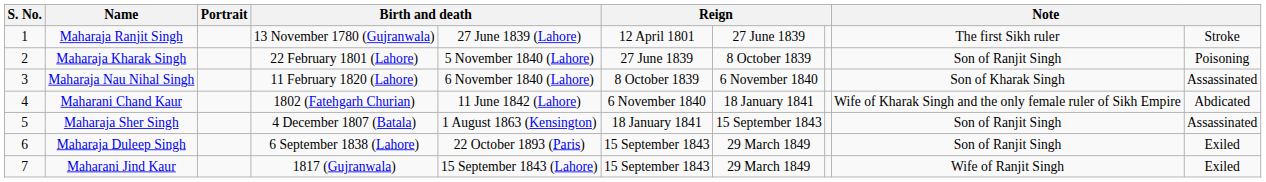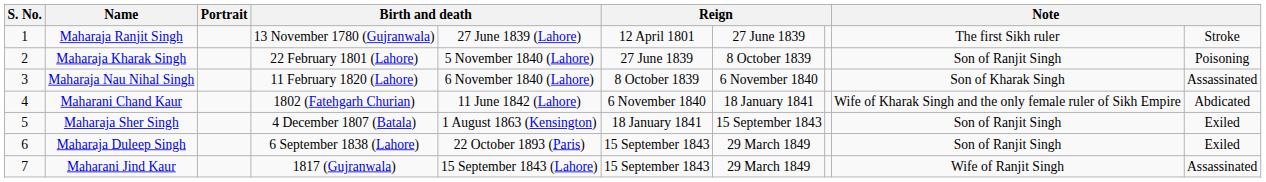(1222, 123) Assassinated -> (1222, 123) Exiled
(1222, 166) Exiled -> (1222, 166) Assassinated
